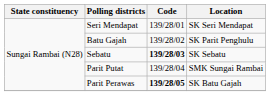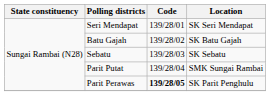(221, 39) SK Parit Penghulu -> (215, 39) SK Batu Gajah
(167, 54) bold -> (167, 54) normal
(215, 83) SK Batu Gajah -> (221, 83) SK Parit Penghulu
